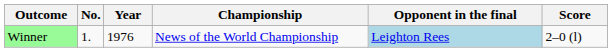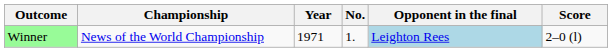columns swapped: (91, 15) <-> (260, 15)
(120, 36) 1976 -> (311, 36) 1971
